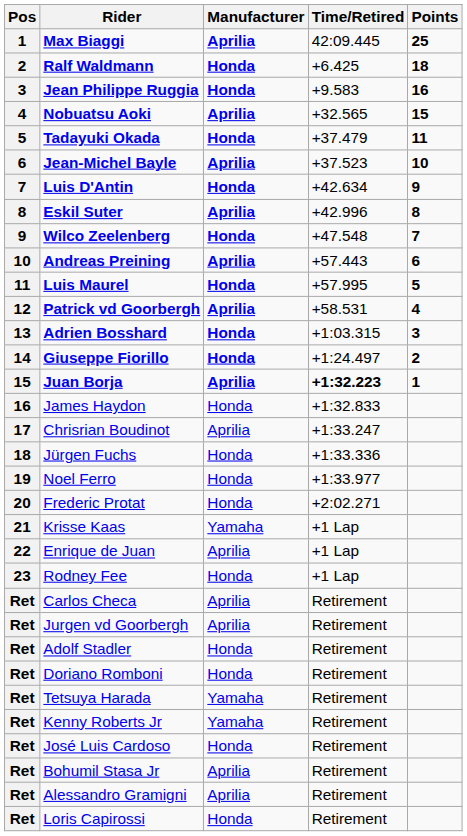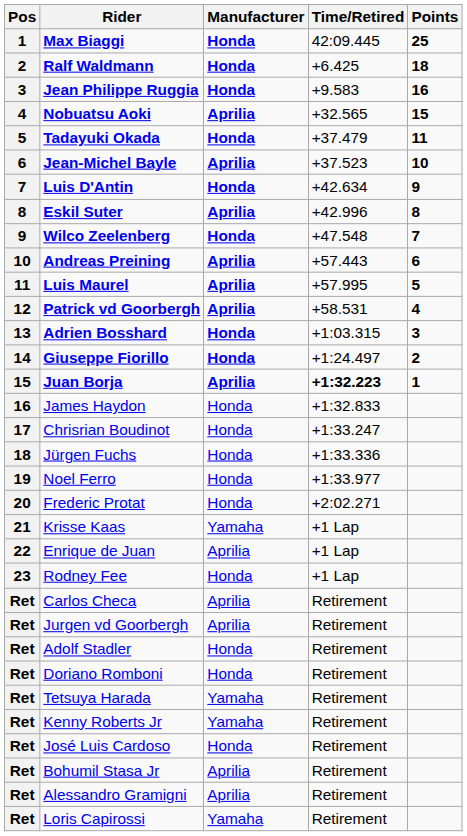(231, 41) Aprilia -> (231, 41) Honda
(231, 284) Honda -> (231, 284) Aprilia
(229, 430) Aprilia -> (230, 430) Honda
(230, 819) Honda -> (235, 819) Yamaha
